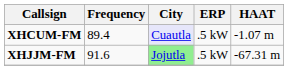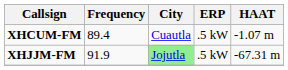(171, 34) lavender background -> (171, 34) no background
(98, 55) 91.6 -> (98, 55) 91.9
